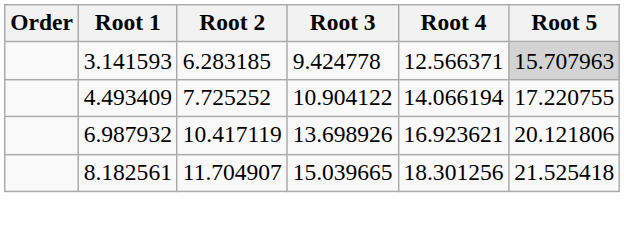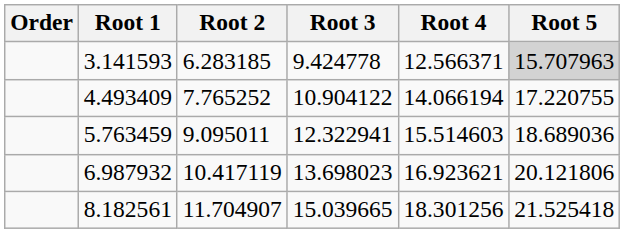(227, 97) 7.725252 -> (227, 97) 7.765252
+ row: (128, 135)
(343, 135) 13.698926 -> (343, 172) 13.698023
